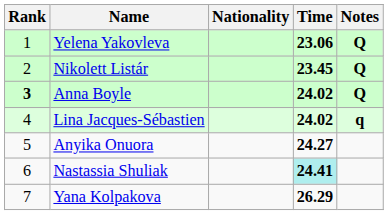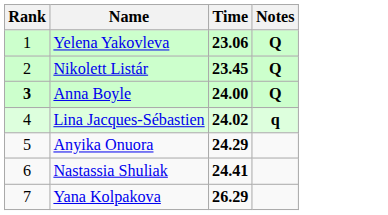- column: (251, 17)
(315, 94) 24.02 -> (230, 94) 24.00
(315, 145) 24.27 -> (230, 145) 24.29
(315, 171) paleturquoise background -> (230, 171) no background
